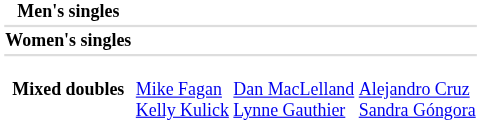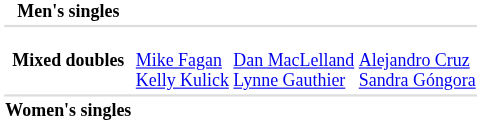rows swapped: (68, 40) <-> (68, 89)
